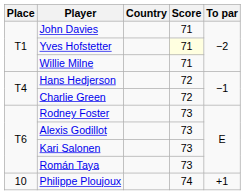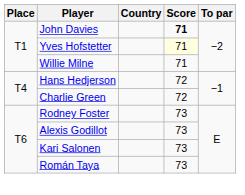(187, 30) normal -> (181, 30) bold
- row: (80, 181)
